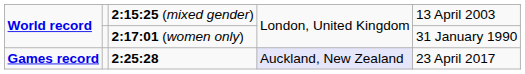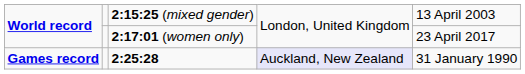(467, 36) 31 January 1990 -> (456, 36) 23 April 2017
(456, 58) 23 April 2017 -> (467, 58) 31 January 1990
